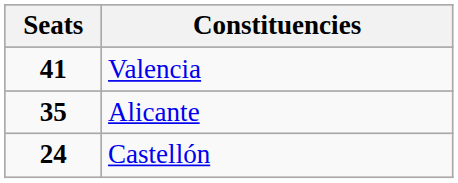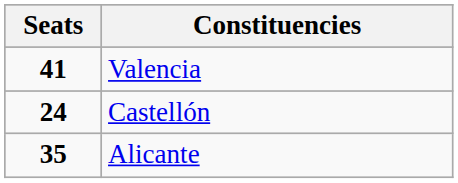rows swapped: (154, 111) <-> (159, 154)
